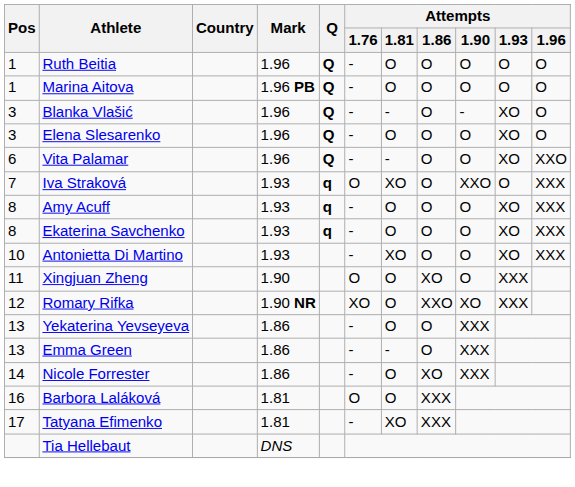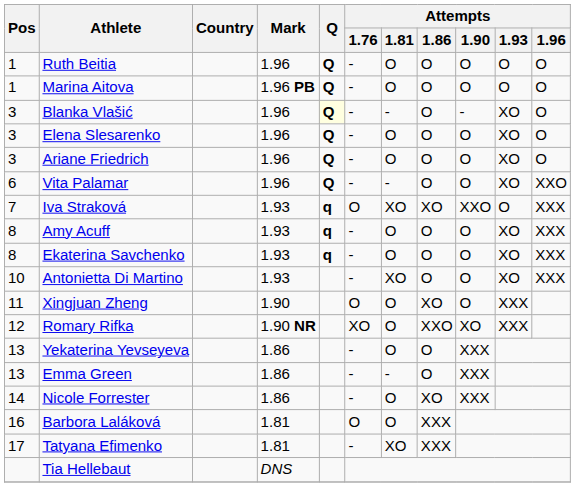(329, 111) no background -> (329, 111) lightyellow background
+ row: (96, 159)
(427, 183) O -> (432, 207) XO
